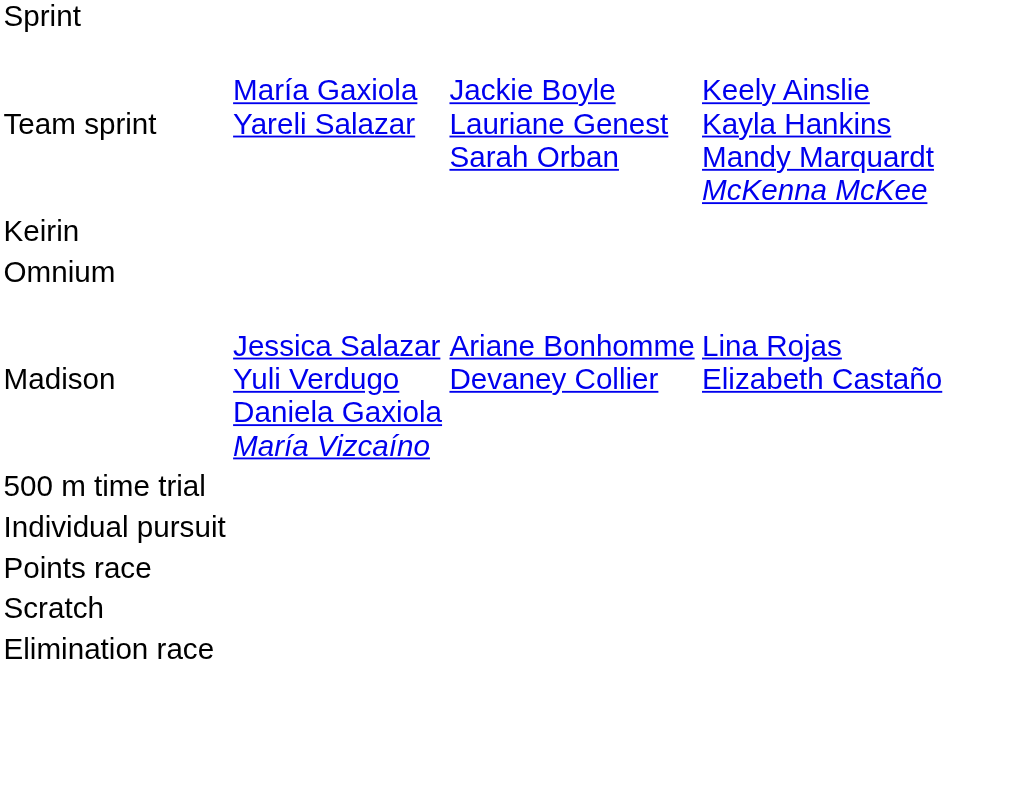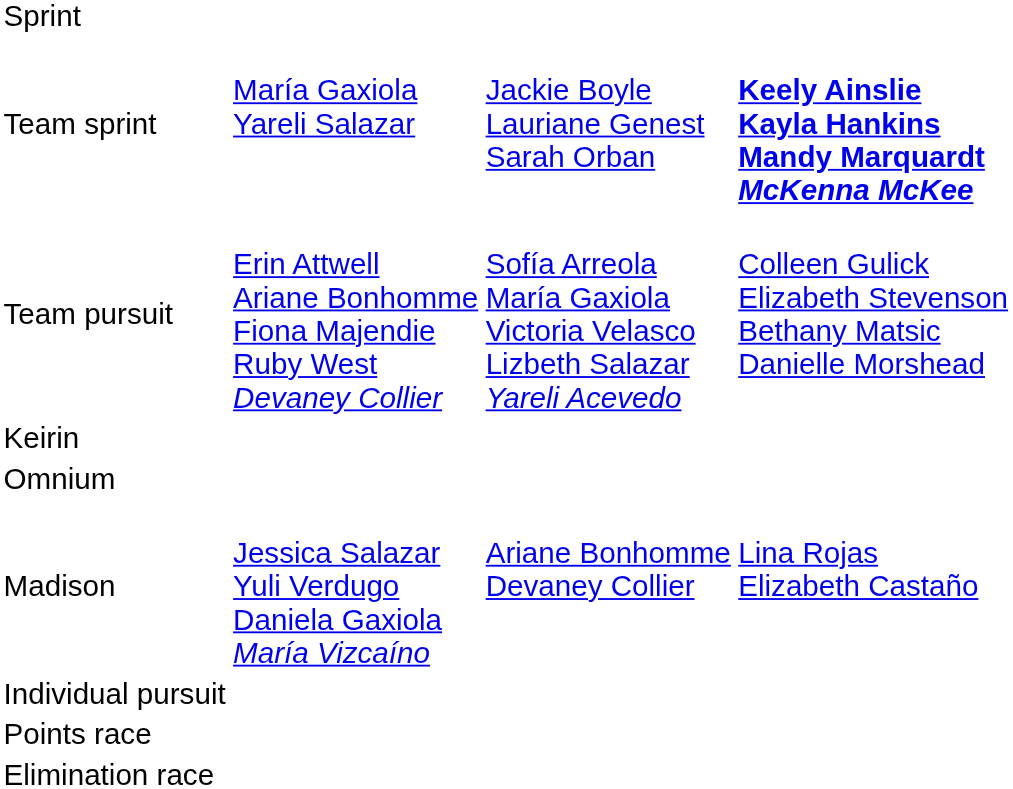(818, 140) normal -> (862, 140) bold
+ row: (88, 314)
- row: (105, 486)
- row: (54, 608)
